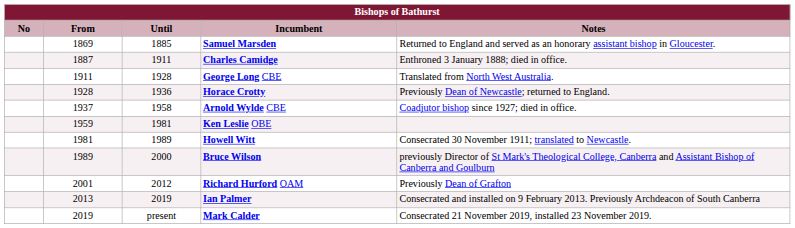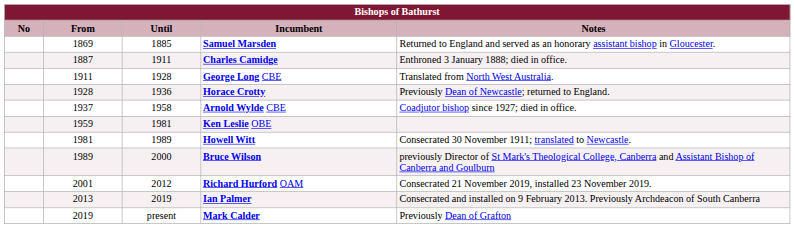(455, 183) Previously Dean of Grafton -> (526, 183) Consecrated 21 November 2019, installed 23 November 2019.
(526, 215) Consecrated 21 November 2019, installed 23 November 2019. -> (455, 215) Previously Dean of Grafton
